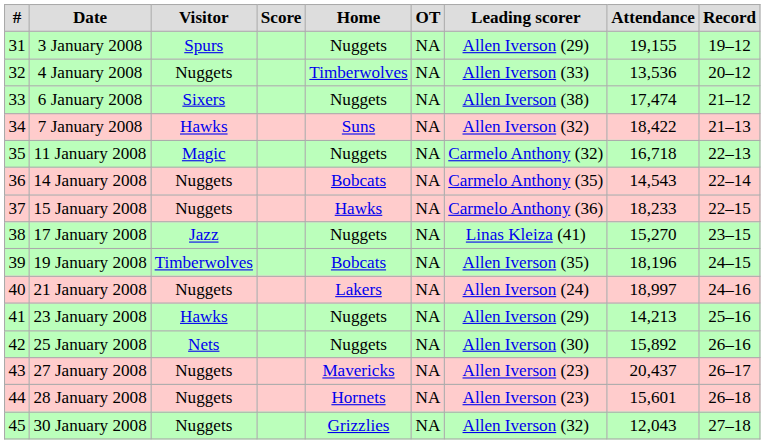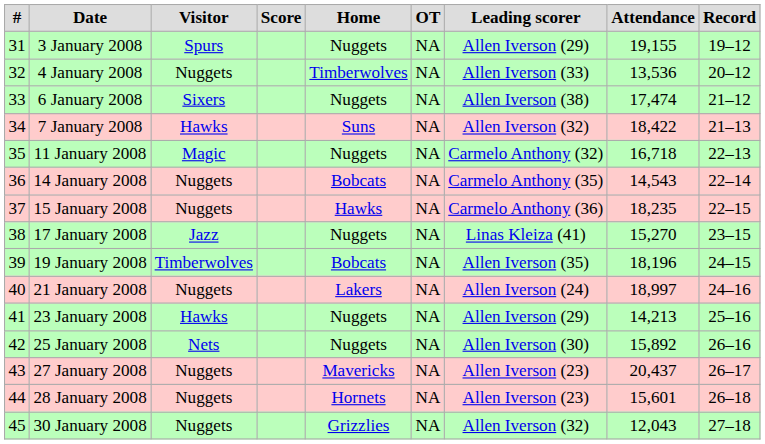(653, 208) 18,233 -> (653, 208) 18,235
